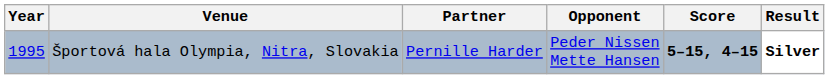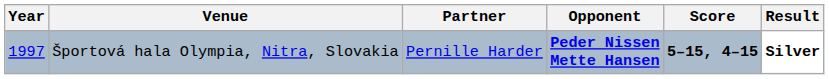(27, 52) 1995 -> (27, 52) 1997
(605, 52) normal -> (605, 52) bold
